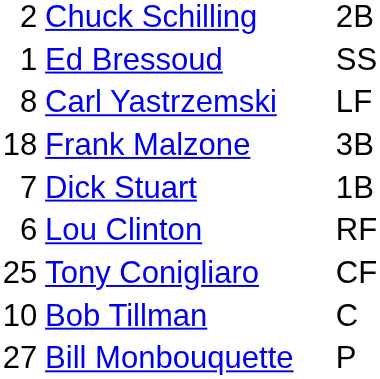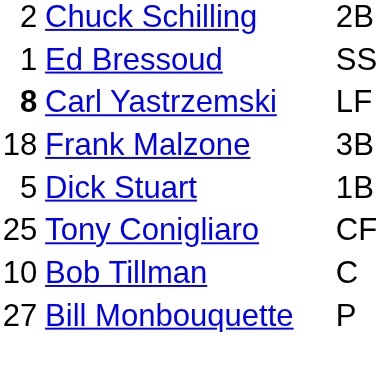(20, 102) normal -> (20, 102) bold
(20, 187) 7 -> (20, 187) 5
- row: (124, 230)
